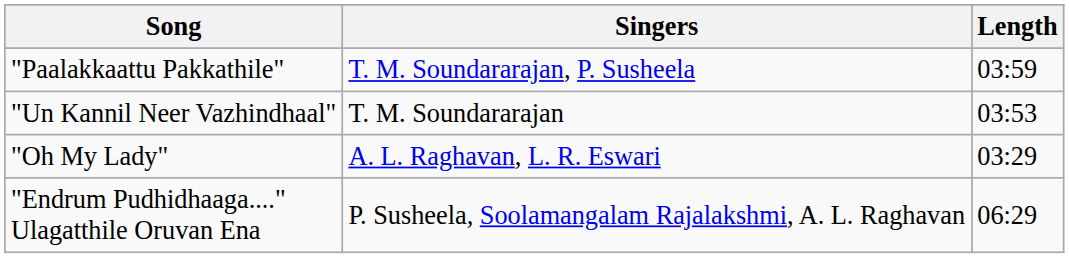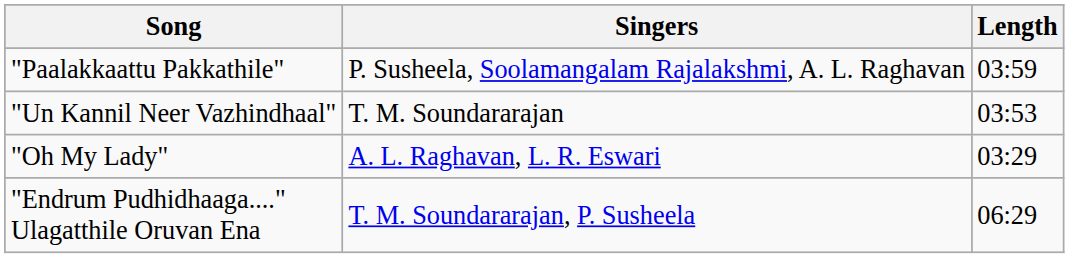(522, 69) T. M. Soundararajan, P. Susheela -> (657, 69) P. Susheela, Soolamangalam Rajalakshmi, A. L. Raghavan
(657, 215) P. Susheela, Soolamangalam Rajalakshmi, A. L. Raghavan -> (522, 215) T. M. Soundararajan, P. Susheela
